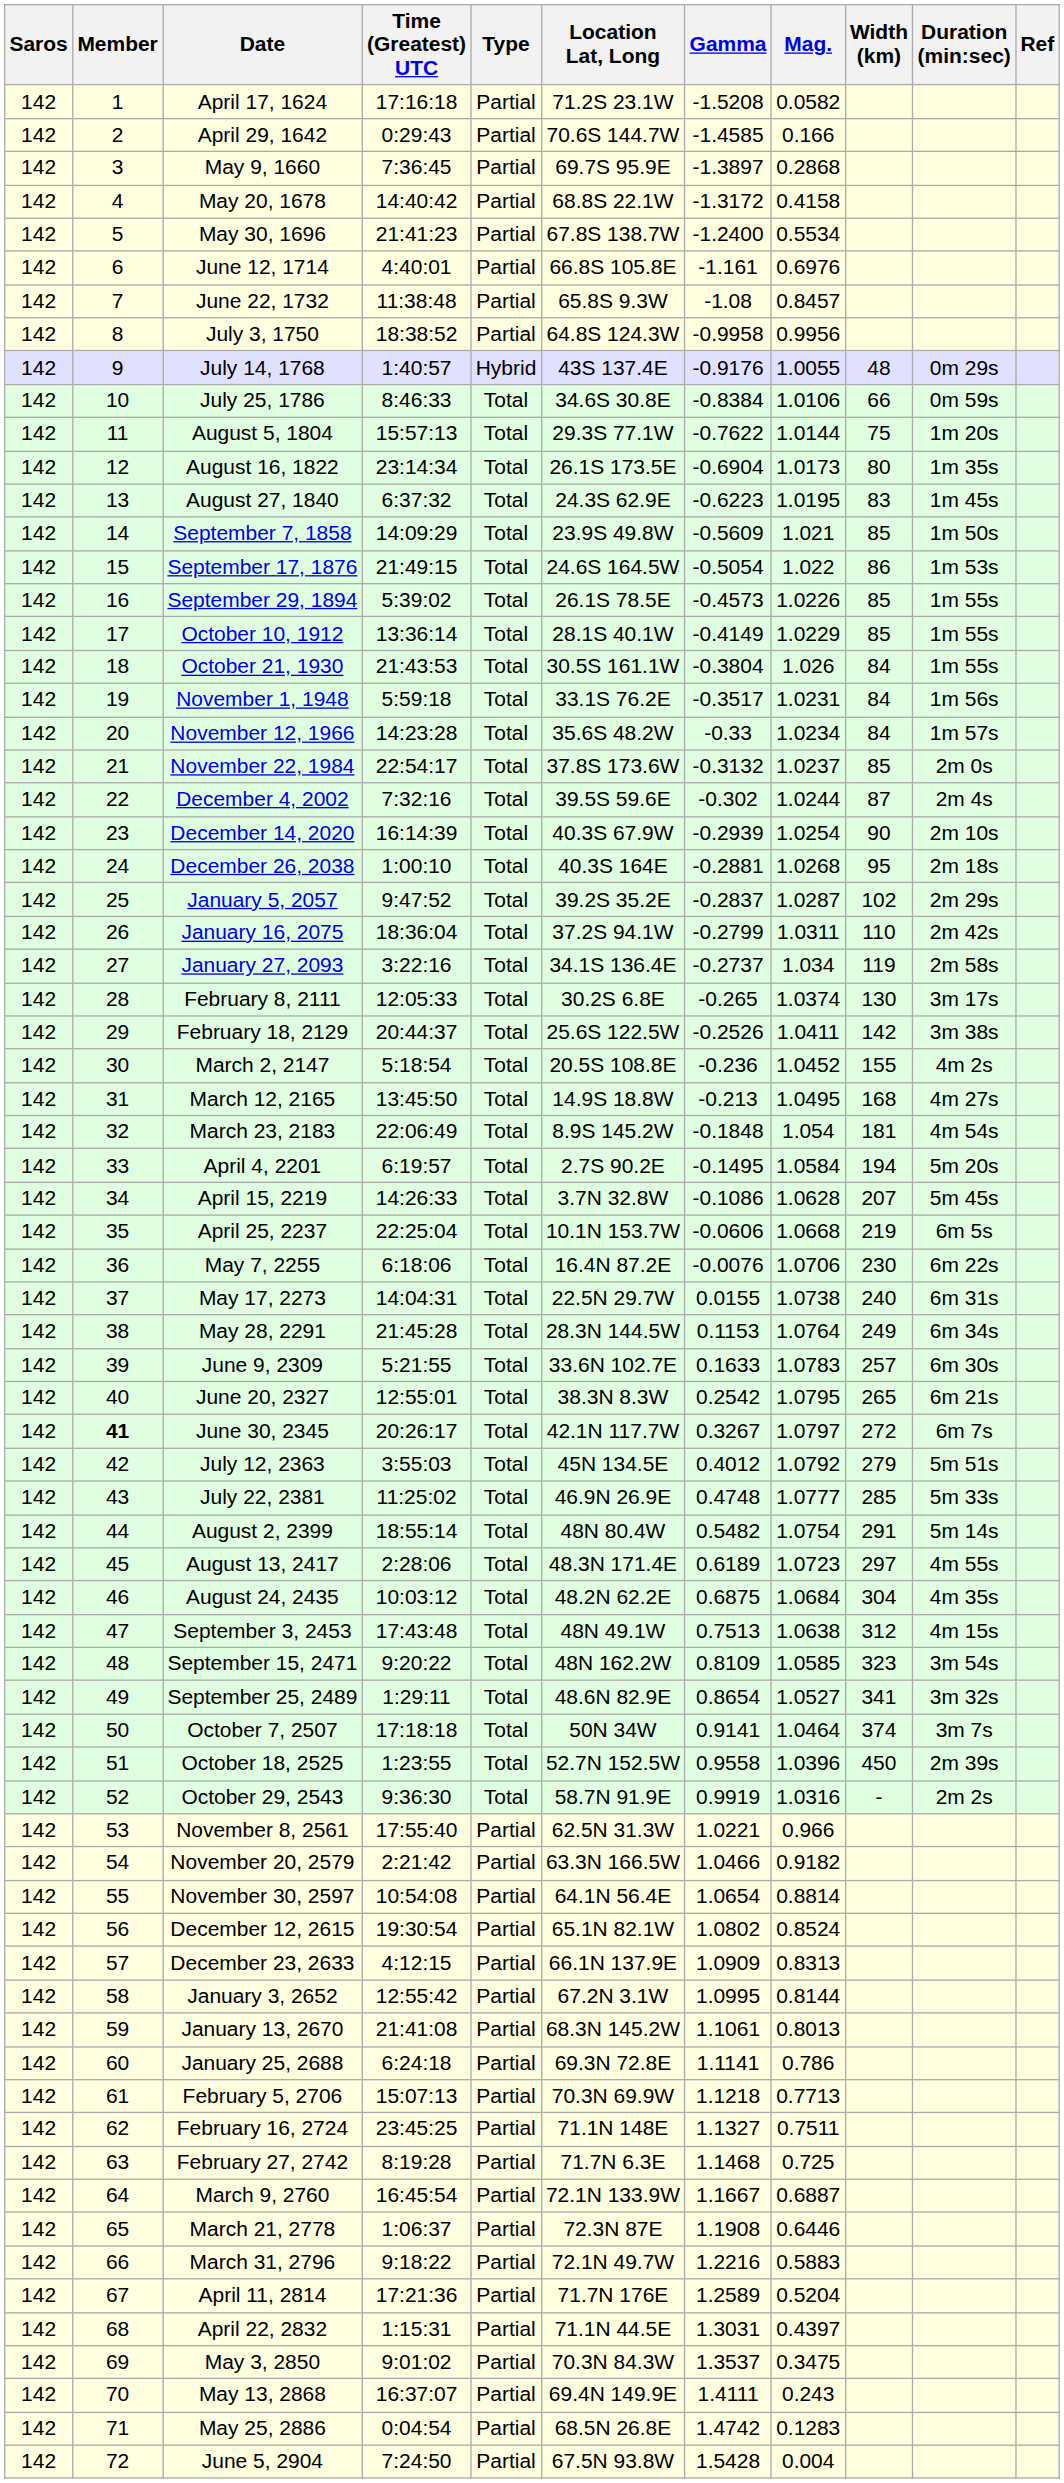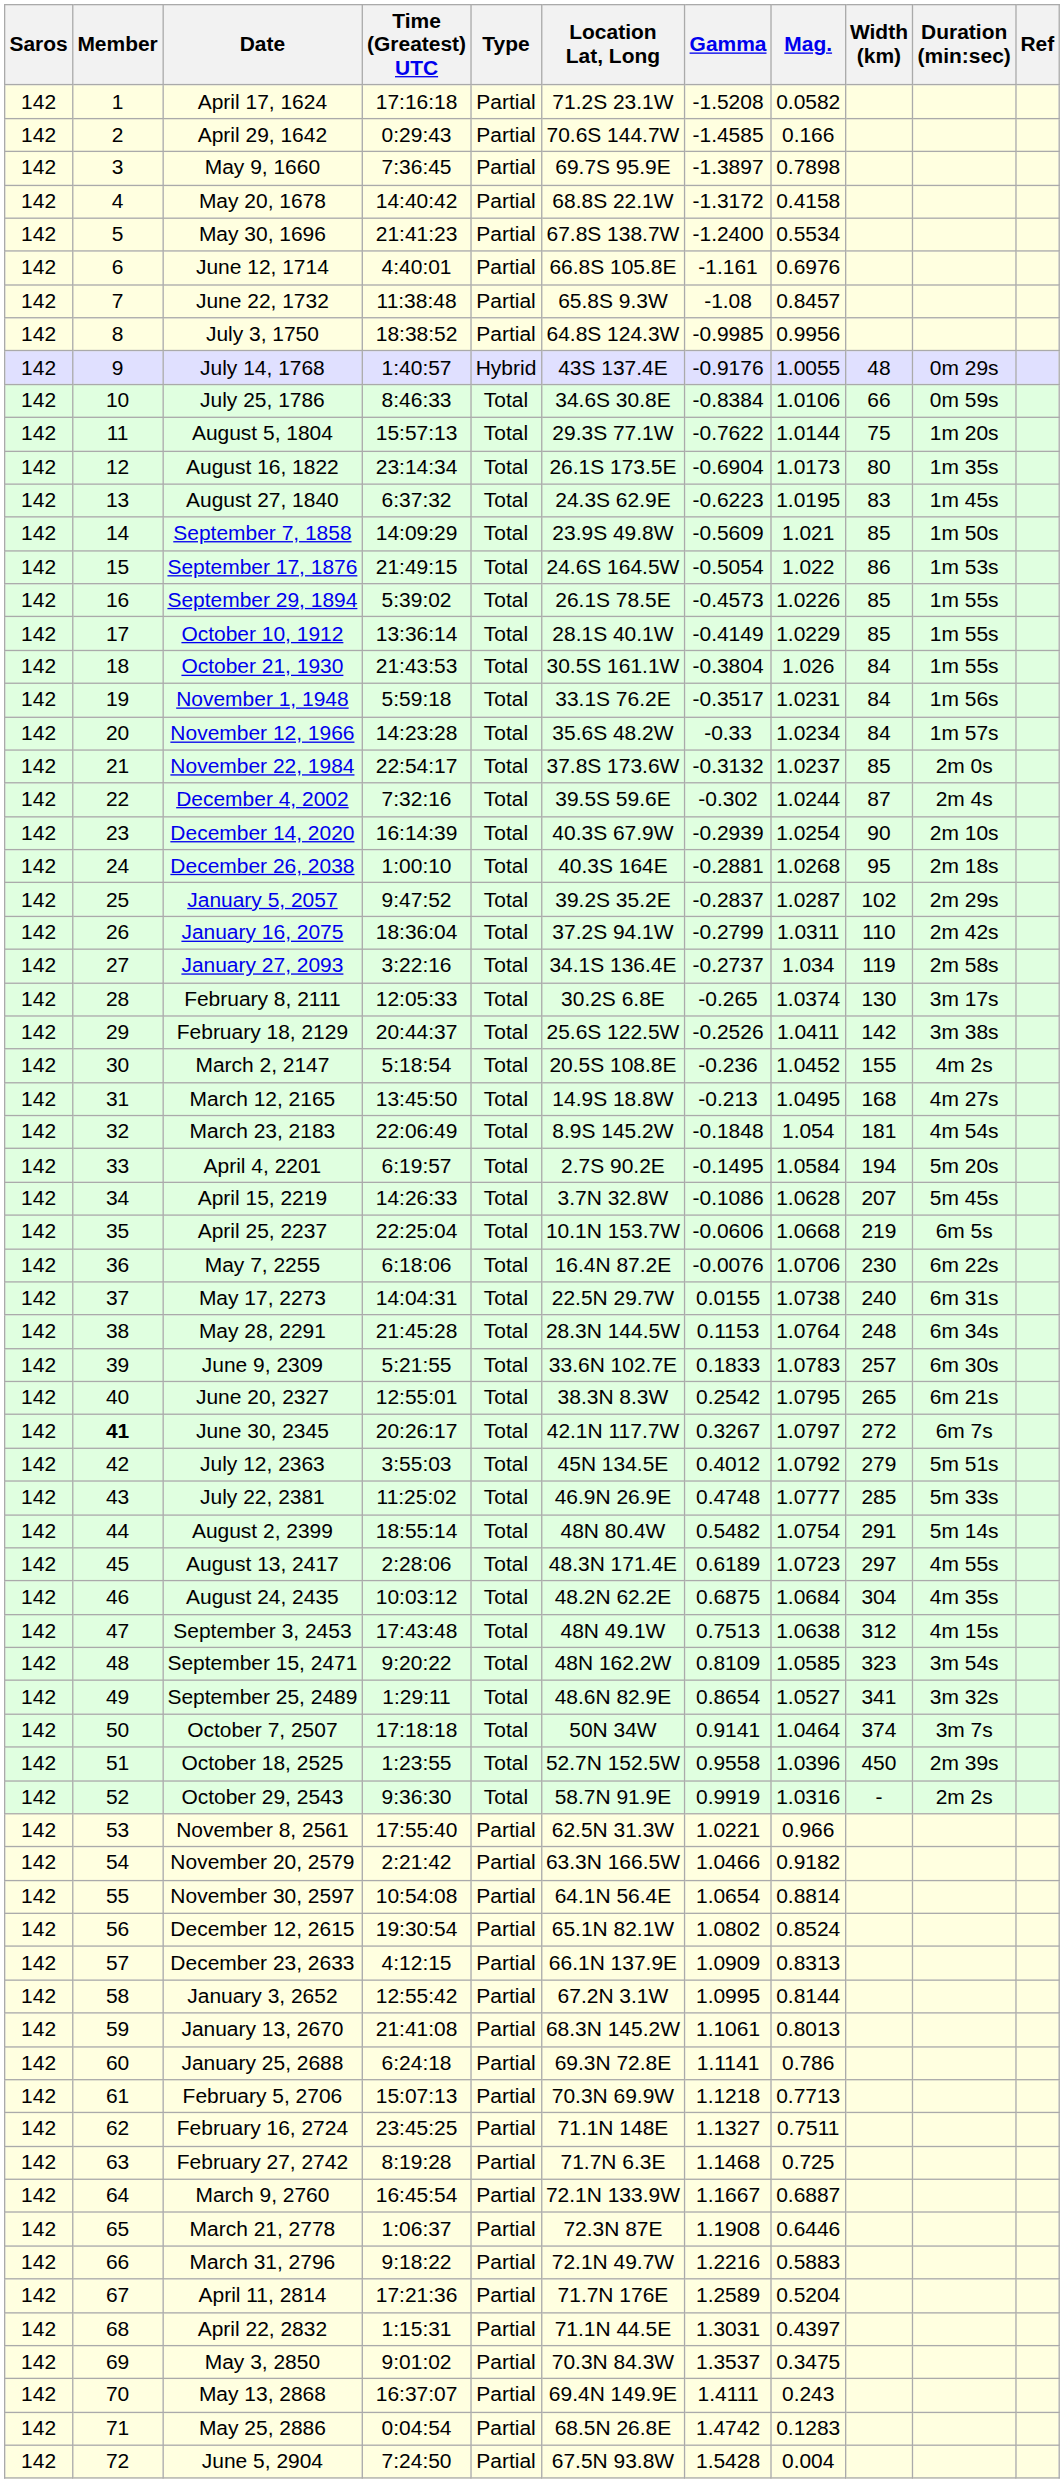(808, 168) 0.2868 -> (808, 168) 0.7898
(728, 334) -0.9958 -> (728, 334) -0.9985
(879, 1331) 249 -> (879, 1331) 248
(728, 1364) 0.1633 -> (728, 1364) 0.1833
